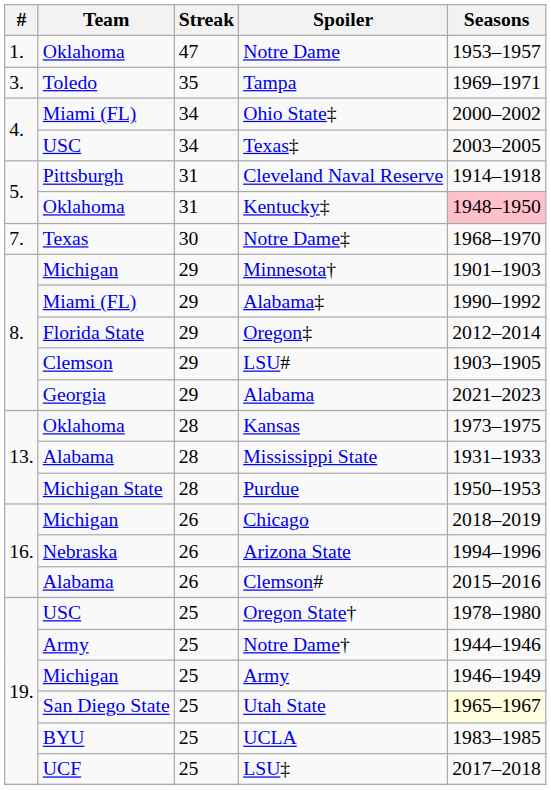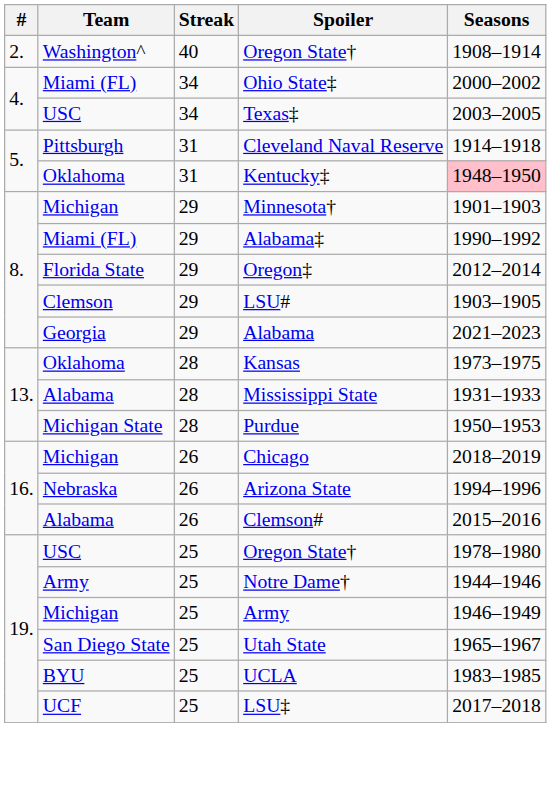- row: (84, 51)
+ row: (94, 51)
- row: (70, 82)
- row: (66, 238)
(497, 706) lightyellow background -> (497, 644) no background
